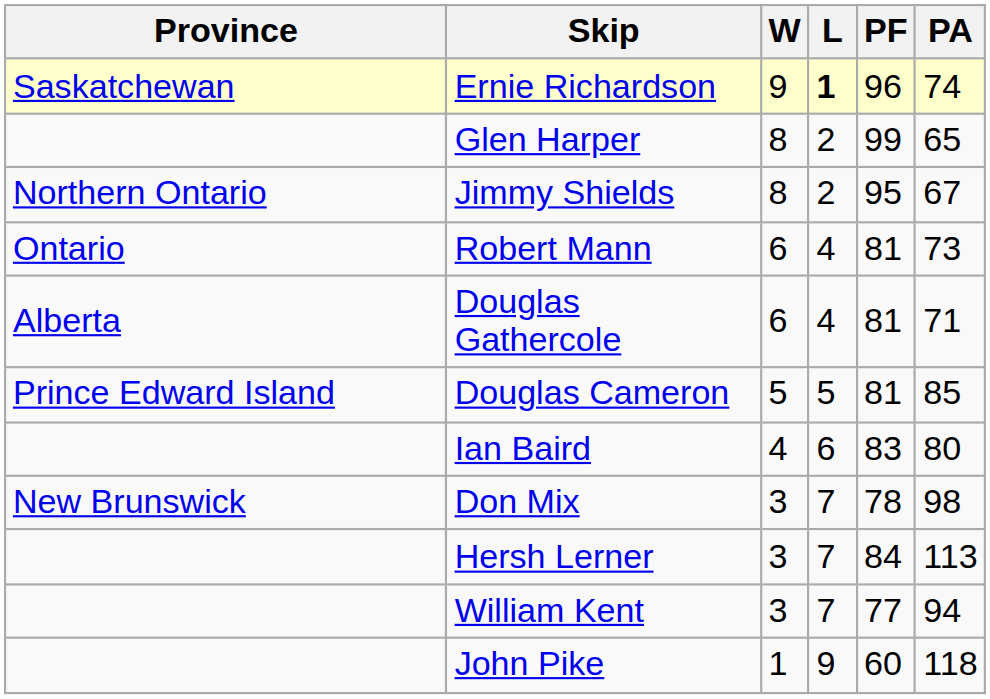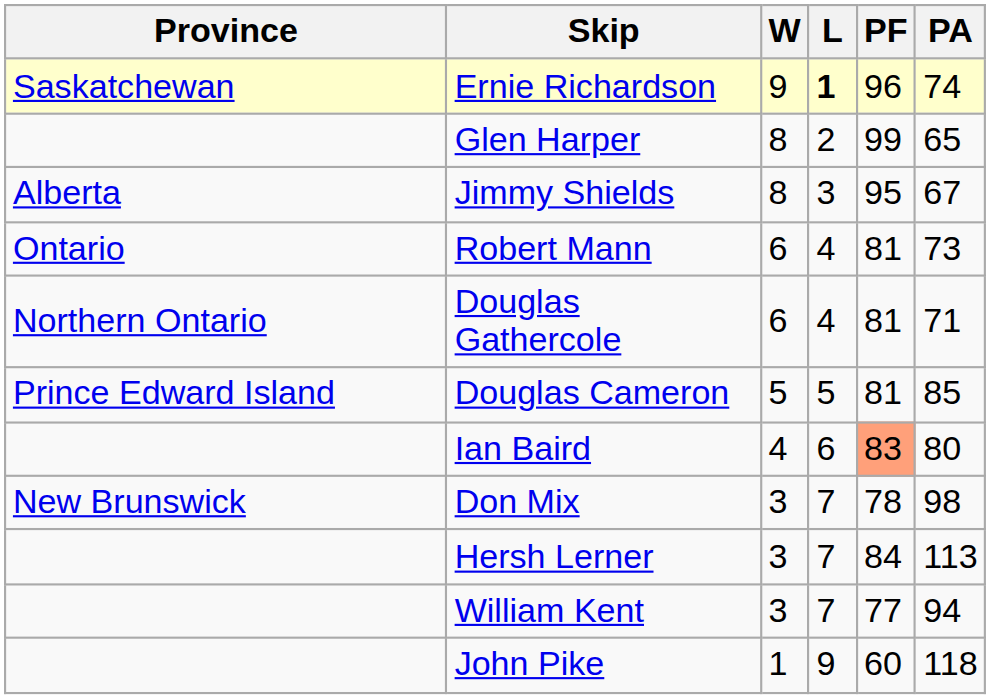(140, 193) Northern Ontario -> (67, 193) Alberta
(826, 193) 2 -> (826, 193) 3
(67, 320) Alberta -> (140, 320) Northern Ontario
(883, 448) no background -> (883, 448) lightsalmon background
